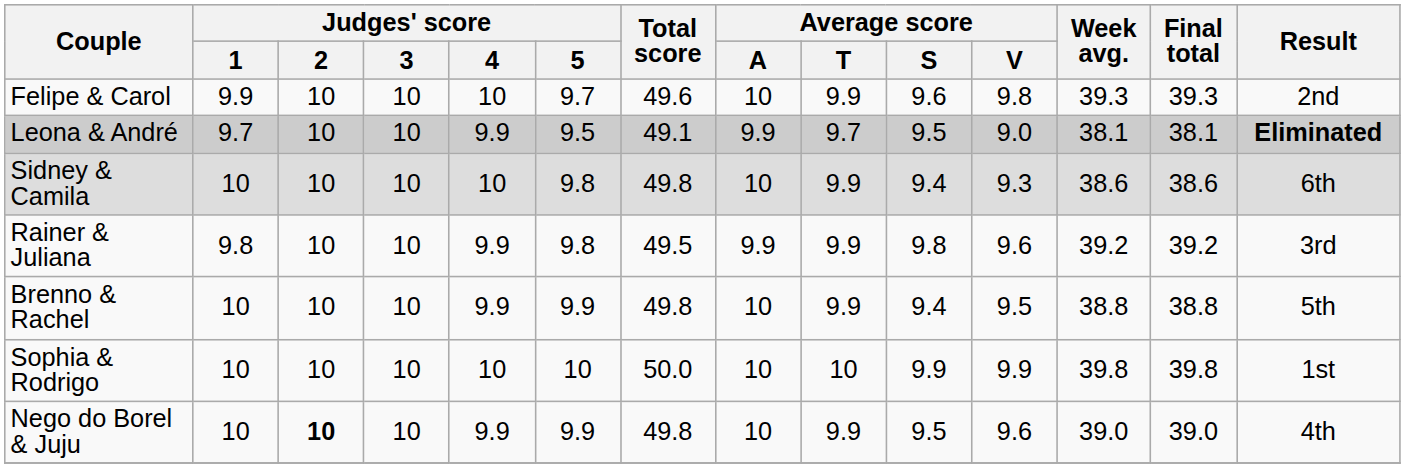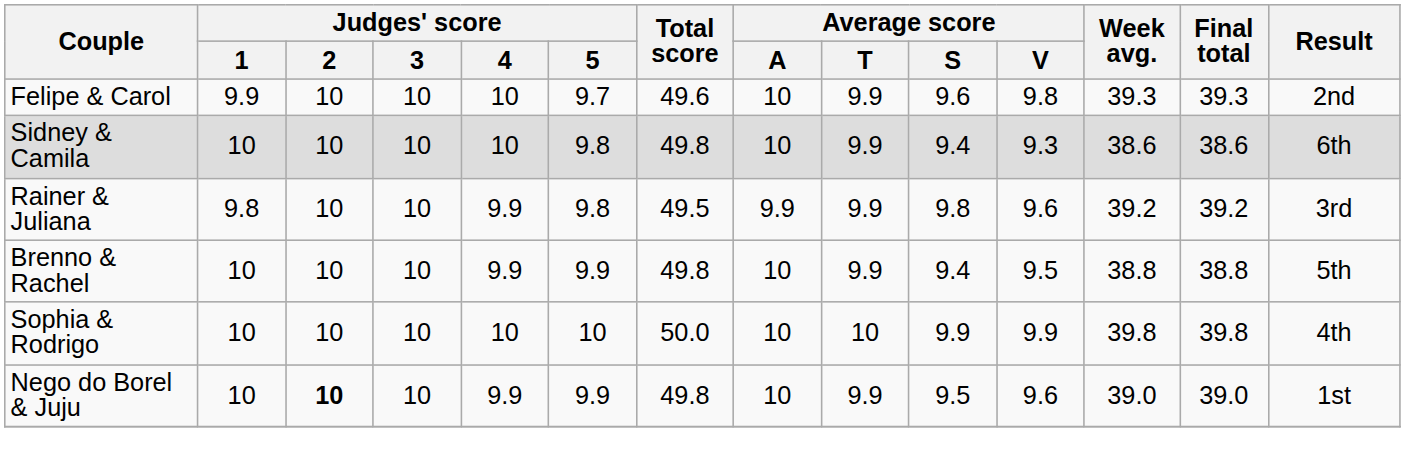- row: (94, 133)
(1318, 369) 1st -> (1334, 333) 4th
(1318, 432) 4th -> (1334, 395) 1st
